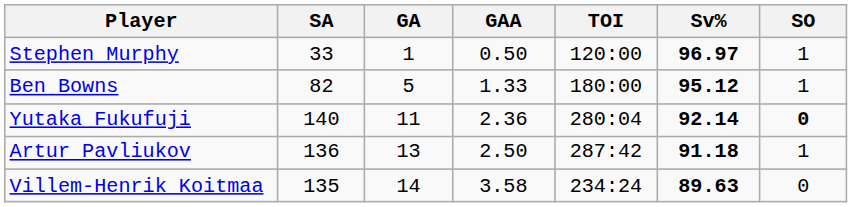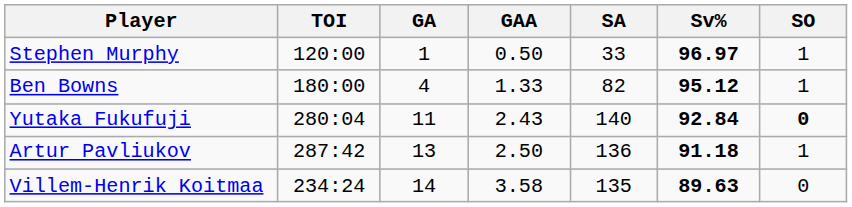columns swapped: (606, 21) <-> (321, 21)
(409, 87) 5 -> (424, 87) 4
(503, 120) 2.36 -> (519, 120) 2.43
(709, 120) 92.14 -> (709, 120) 92.84
